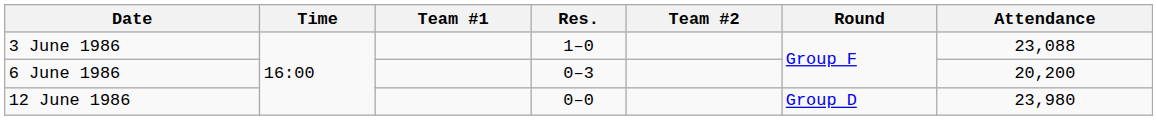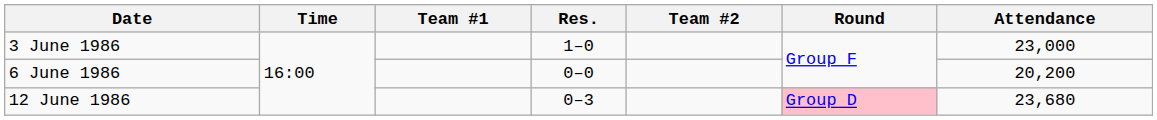(1045, 46) 23,088 -> (1045, 46) 23,000
(579, 74) 0–3 -> (579, 74) 0–0
(579, 101) 0–0 -> (579, 101) 0–3
(821, 101) no background -> (821, 101) pink background
(1045, 101) 23,980 -> (1045, 101) 23,680
